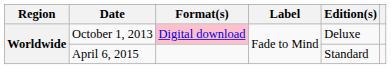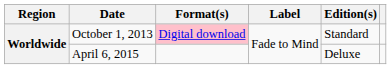(342, 34) Deluxe -> (346, 34) Standard
(346, 53) Standard -> (342, 53) Deluxe
